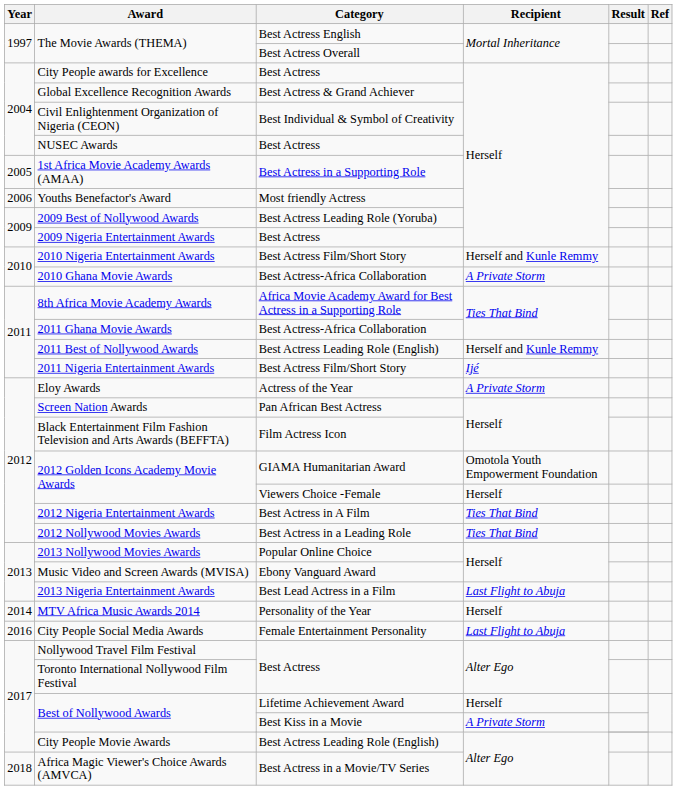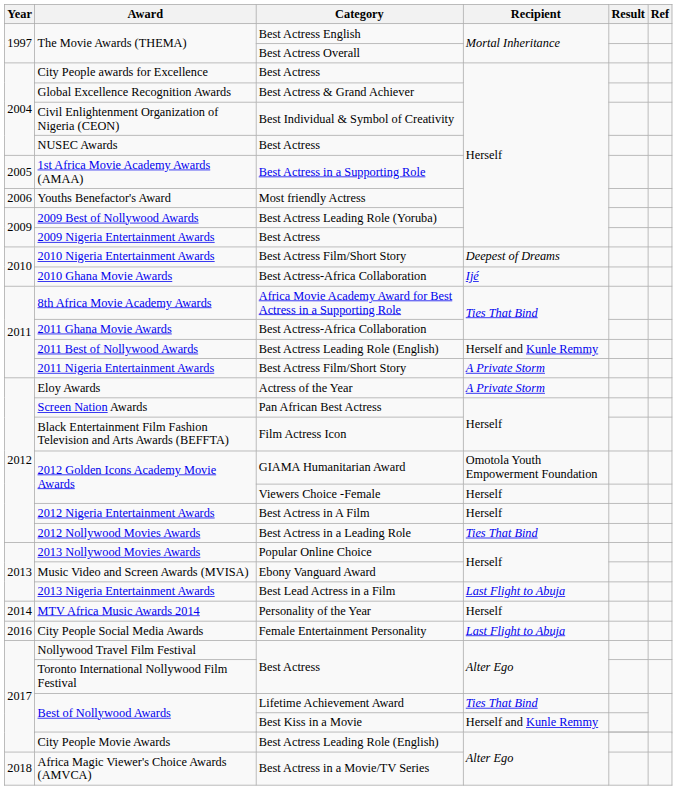(532, 256) Herself and Kunle Remmy -> (513, 256) Deepest of Dreams
(505, 276) A Private Storm -> (472, 276) Ijé
(472, 368) Ijé -> (505, 368) A Private Storm
(502, 513) Ties That Bind -> (484, 513) Herself
(484, 703) Herself -> (502, 703) Ties That Bind
(505, 722) A Private Storm -> (532, 722) Herself and Kunle Remmy
